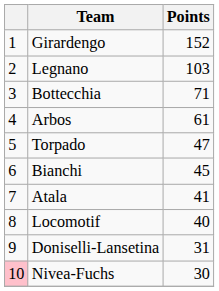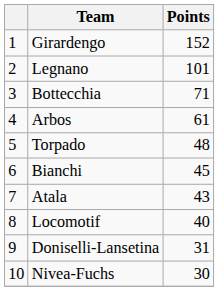(198, 68) 103 -> (198, 68) 101
(202, 145) 47 -> (202, 145) 48
(202, 196) 41 -> (202, 196) 43
(16, 273) pink background -> (16, 273) no background
